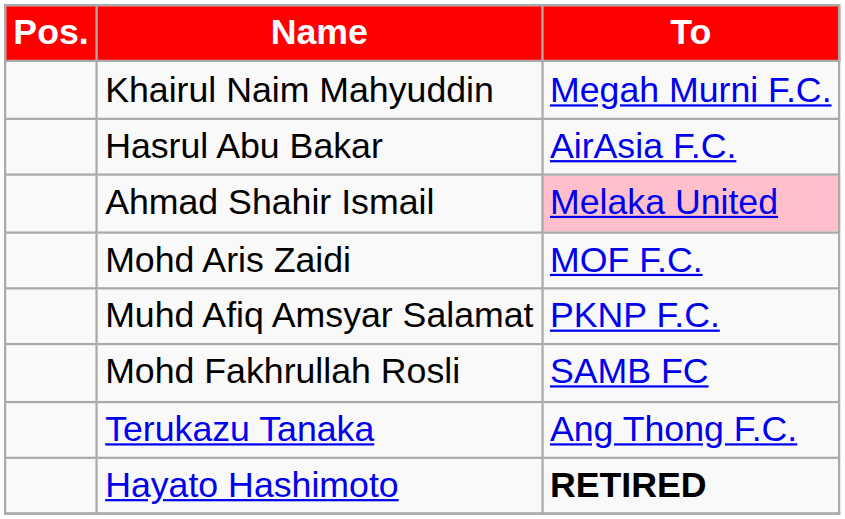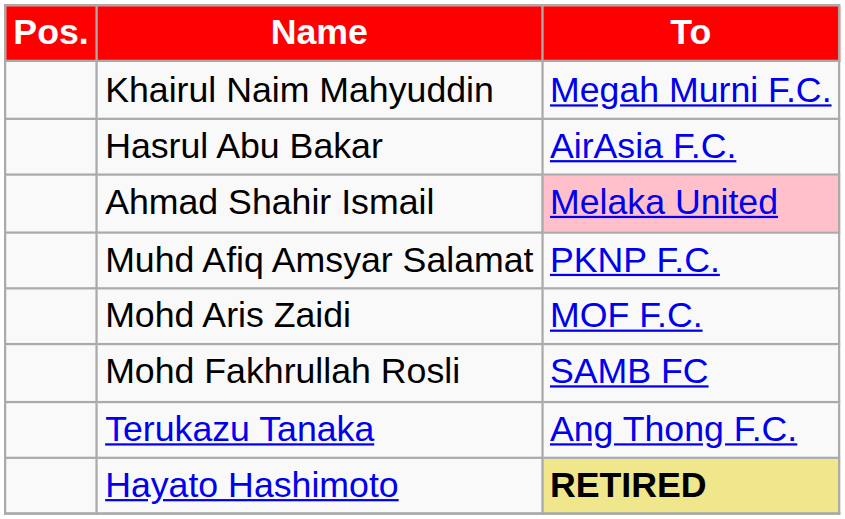rows swapped: (228, 259) <-> (319, 315)
(628, 485) no background -> (628, 485) khaki background
